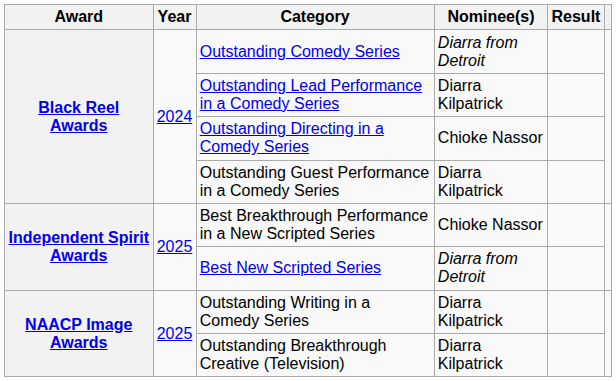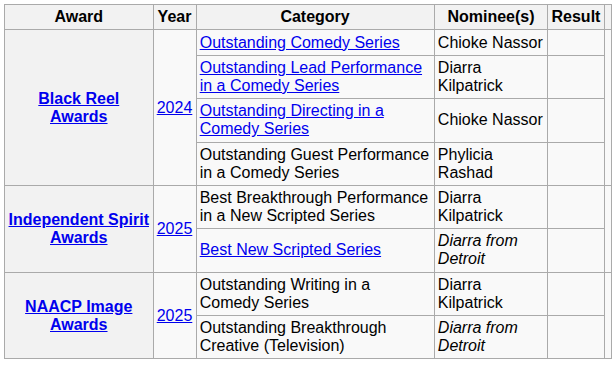(478, 51) Diarra from Detroit -> (490, 42) Chioke Nassor
(470, 181) Diarra Kilpatrick -> (465, 163) Phylicia Rashad
(490, 225) Chioke Nassor -> (470, 207) Diarra Kilpatrick
(470, 355) Diarra Kilpatrick -> (478, 337) Diarra from Detroit
